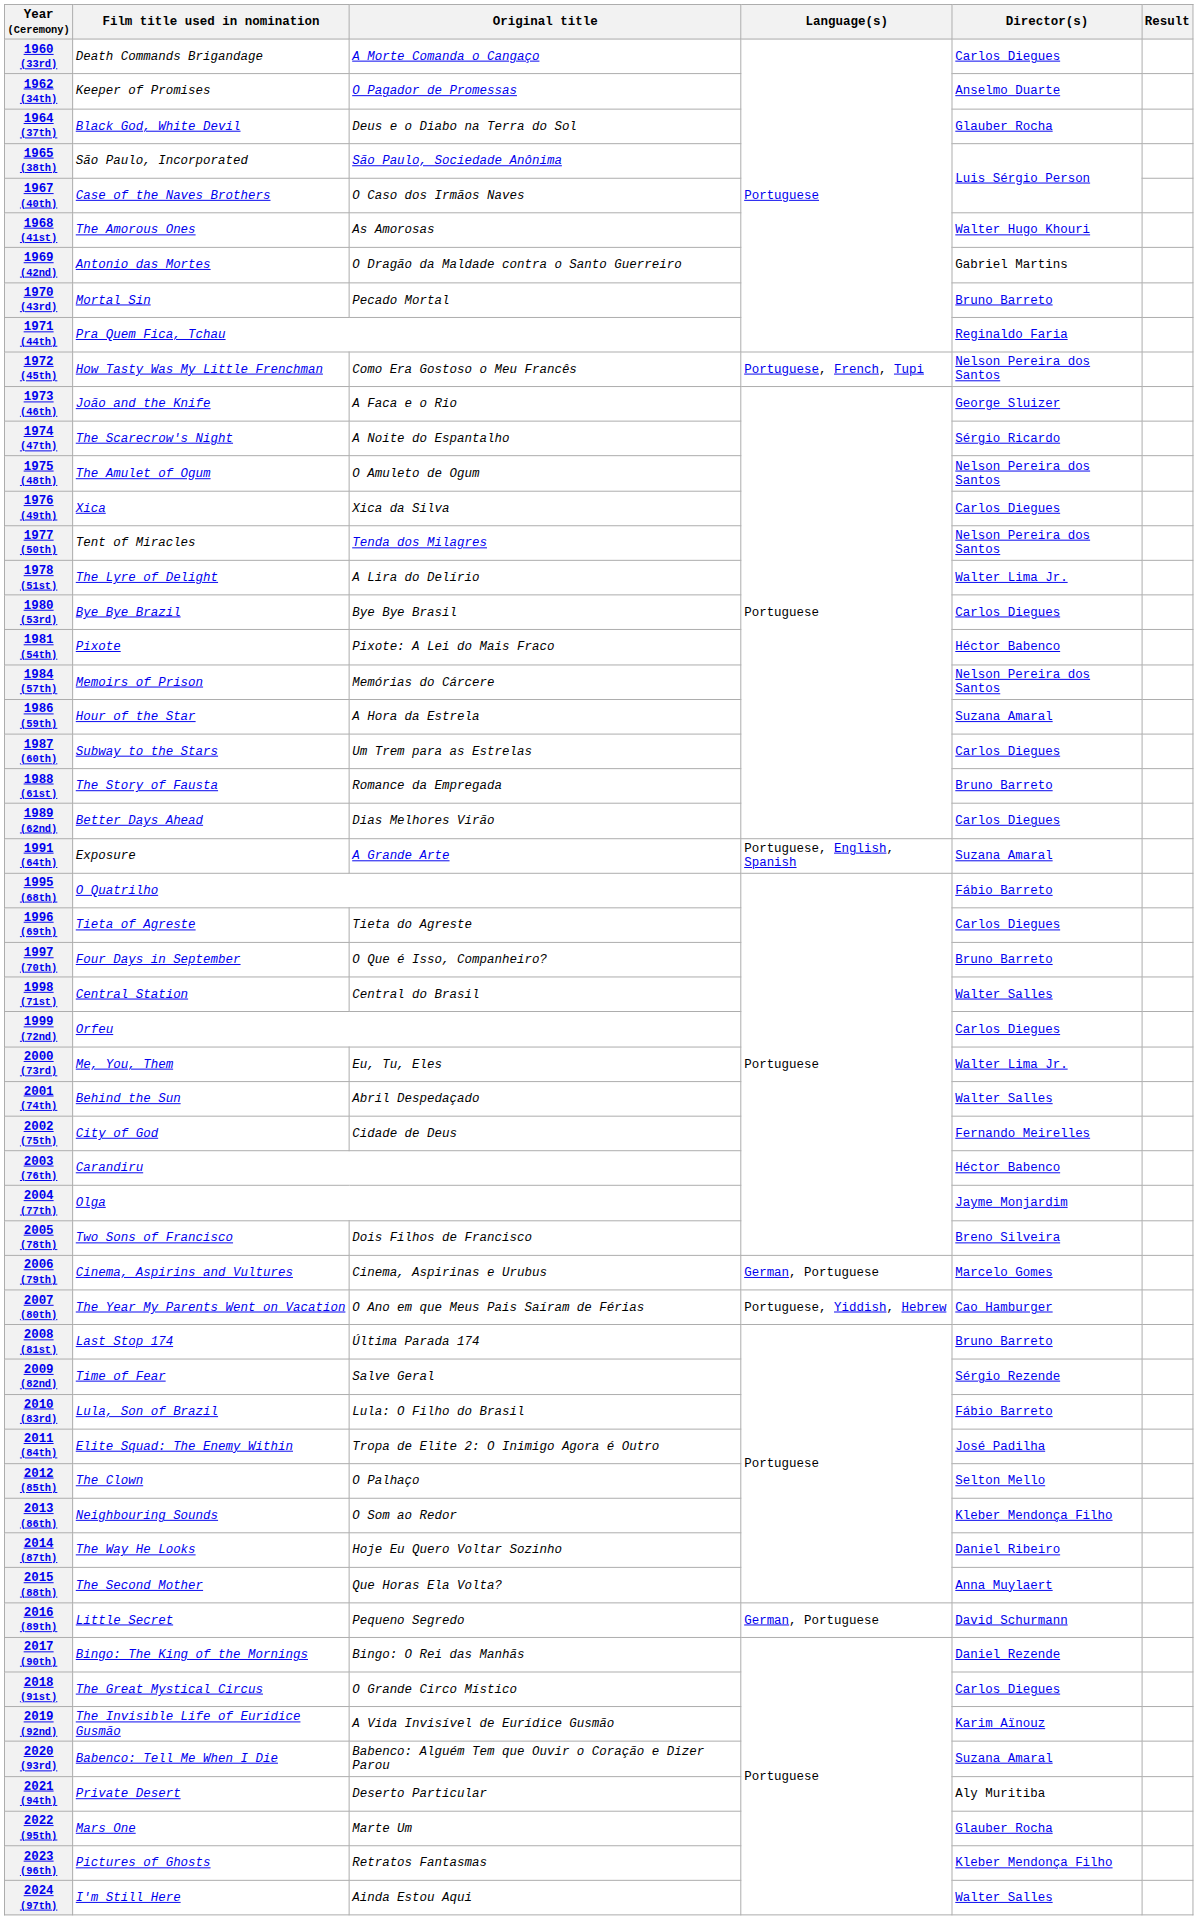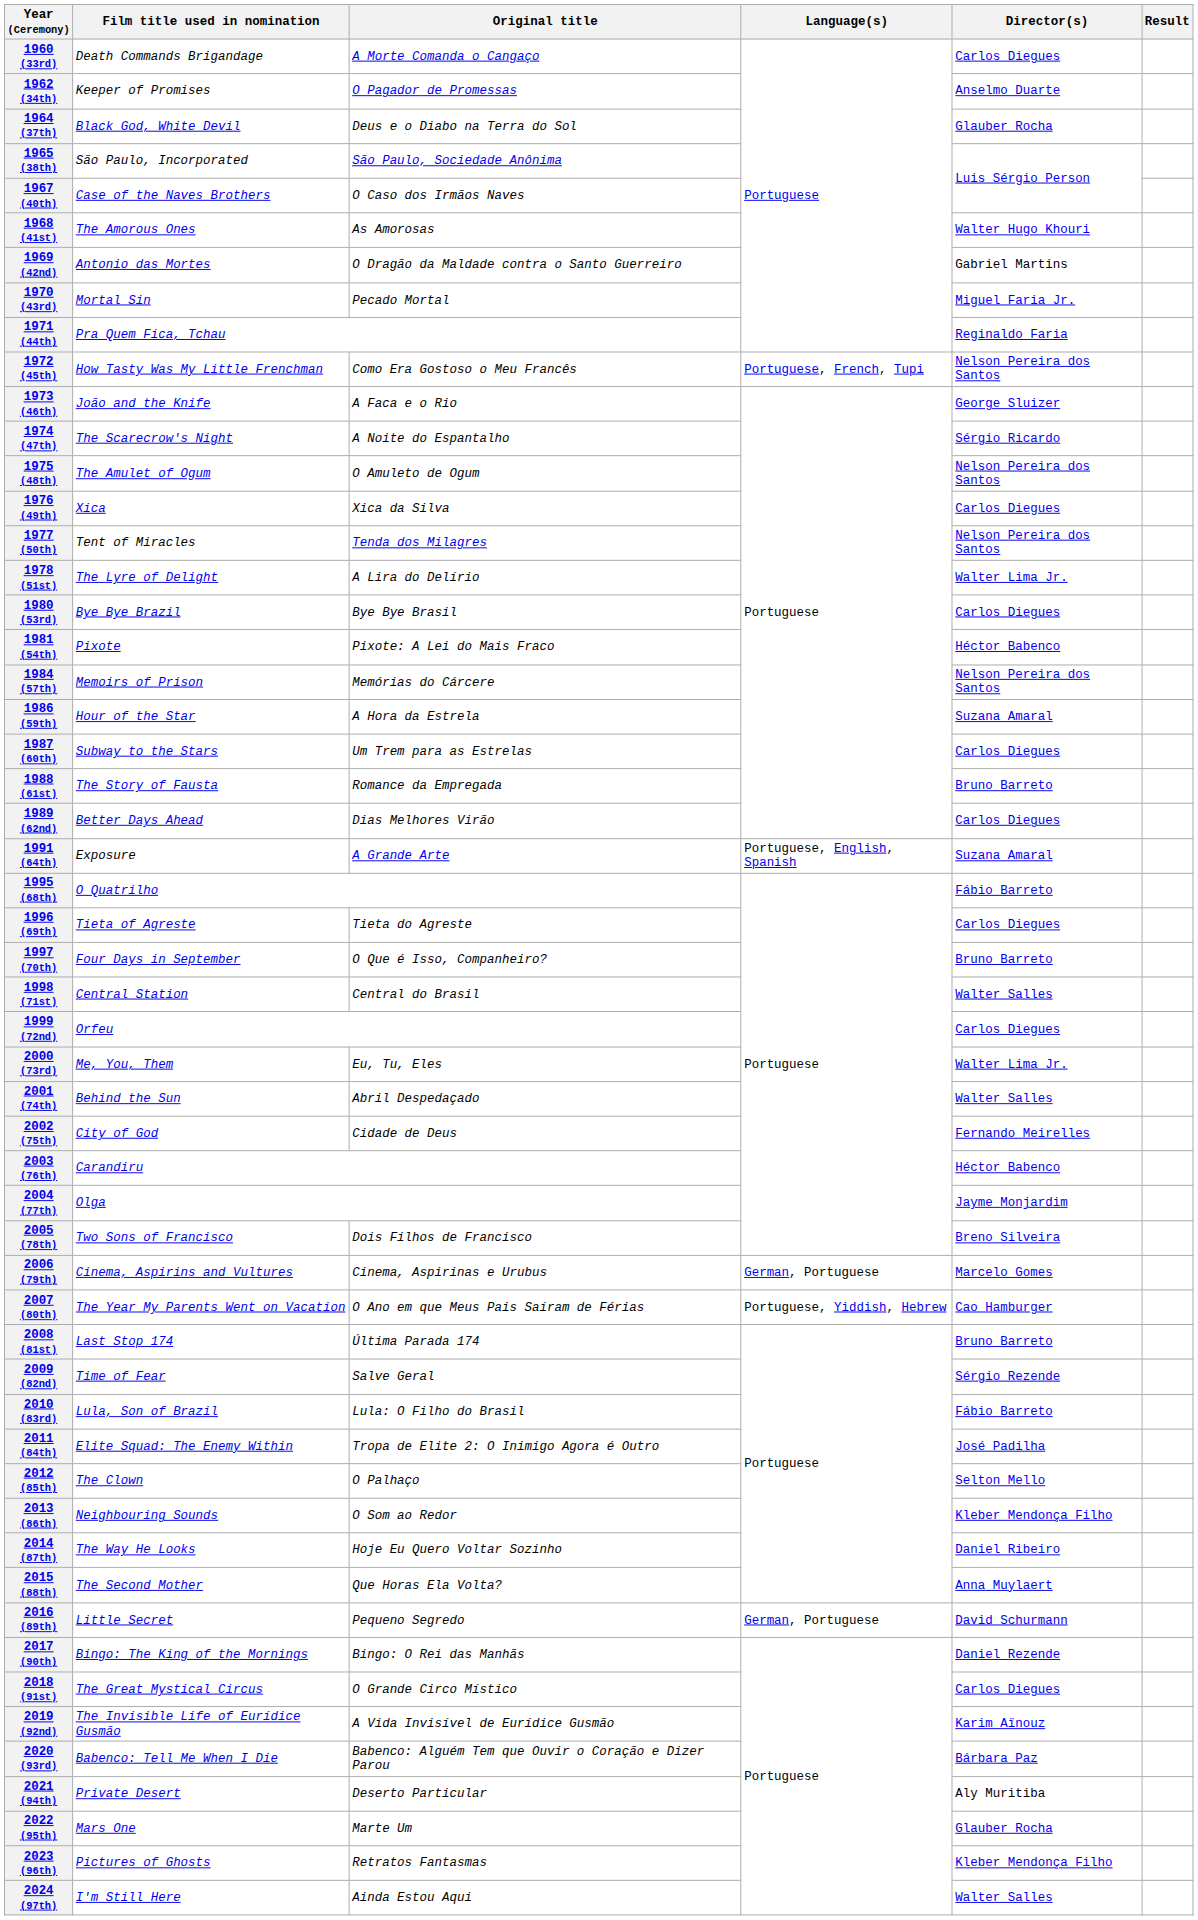(1004, 300) Bruno Barreto -> (1015, 300) Miguel Faria Jr.
(1004, 1759) Suzana Amaral -> (996, 1759) Bárbara Paz
